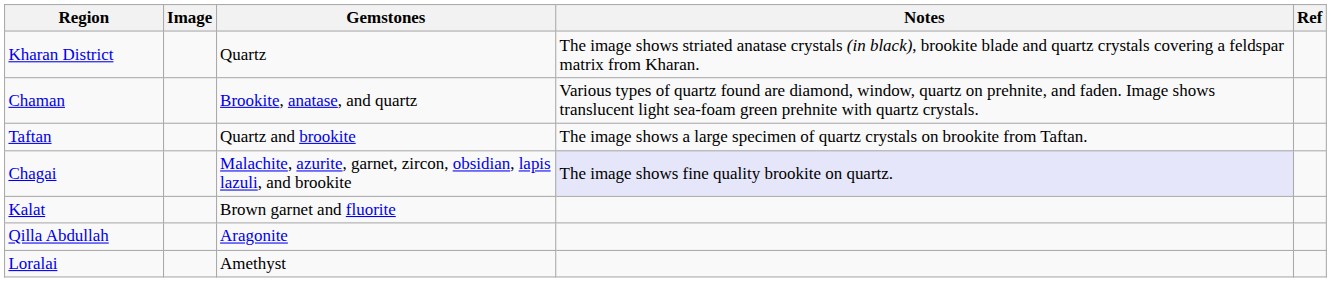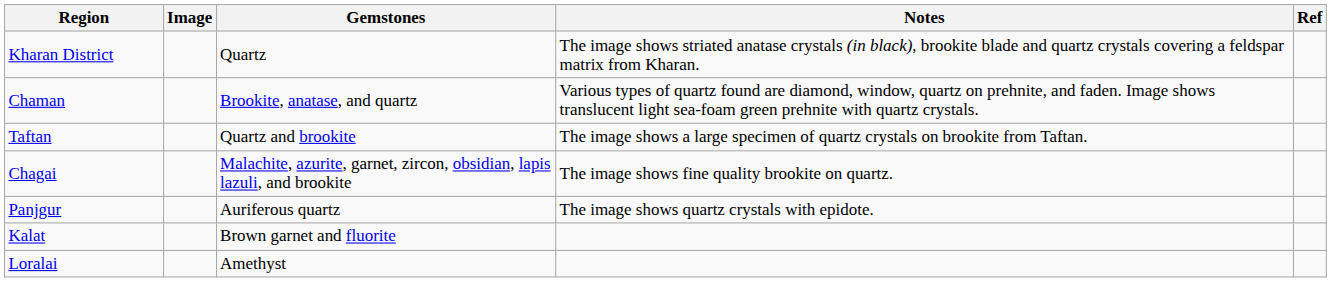(726, 173) lavender background -> (726, 173) no background
+ row: (35, 209)
- row: (59, 236)
